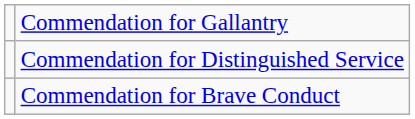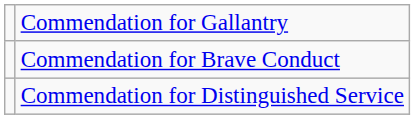rows swapped: (180, 95) <-> (212, 59)
